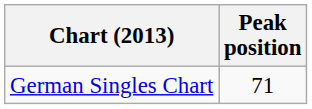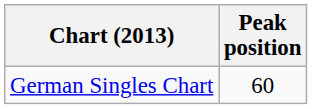(263, 84) 71 -> (263, 84) 60
